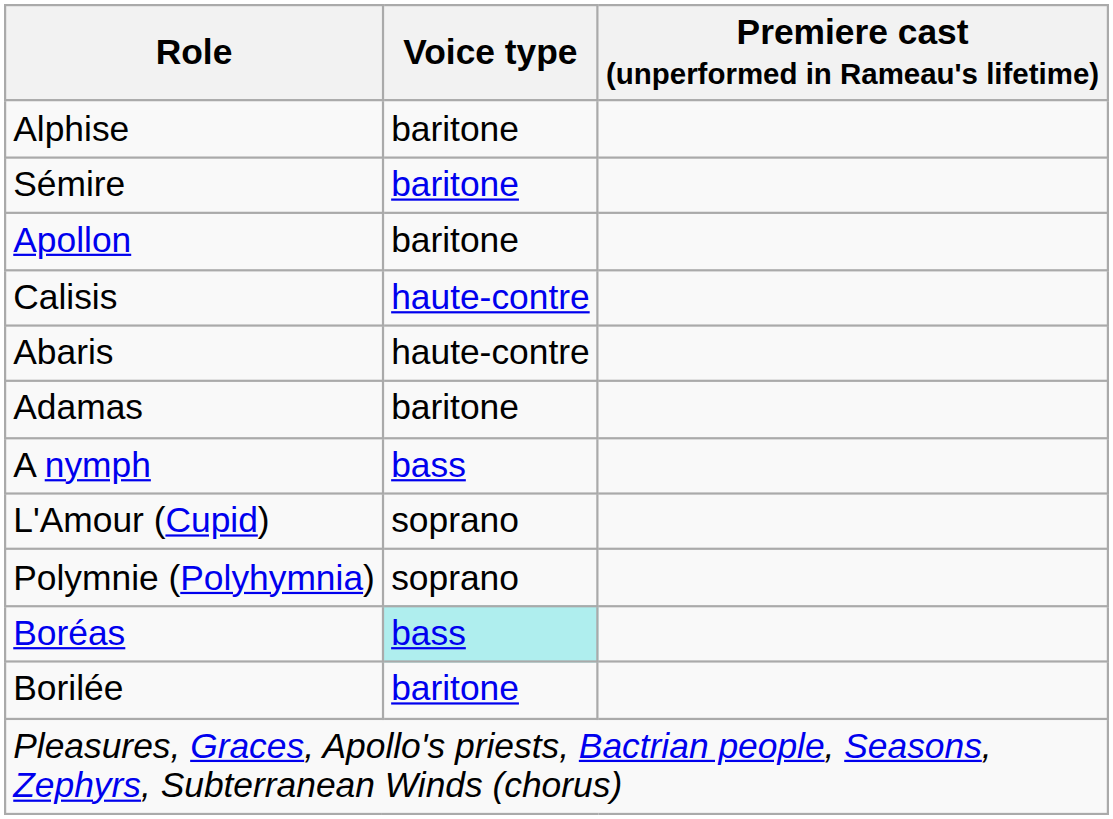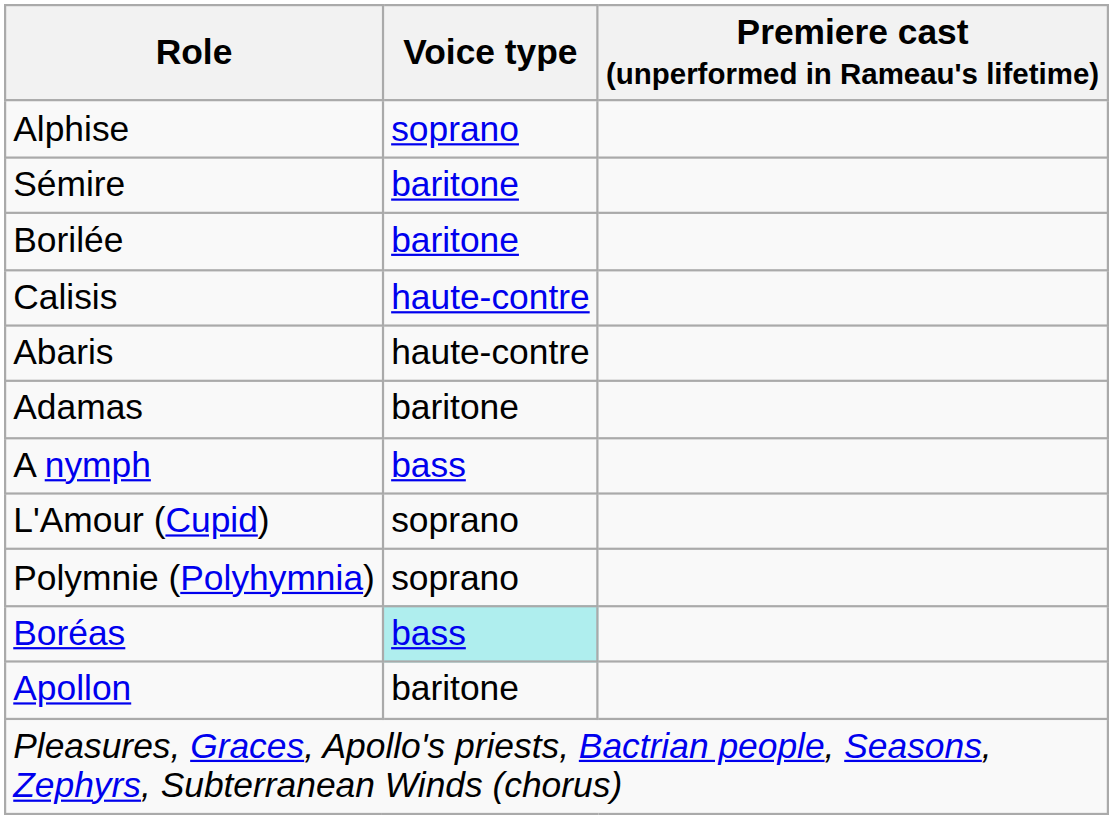(455, 128) baritone -> (455, 128) soprano
rows swapped: (68, 689) <-> (72, 240)
